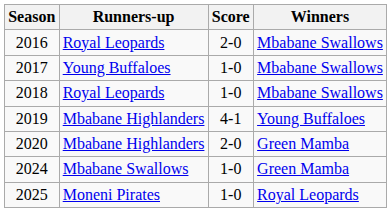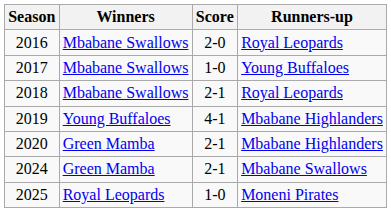columns swapped: (320, 17) <-> (134, 17)
(231, 93) 1-0 -> (215, 93) 2-1
(231, 144) 2-0 -> (215, 144) 2-1
(231, 169) 1-0 -> (215, 169) 2-1
